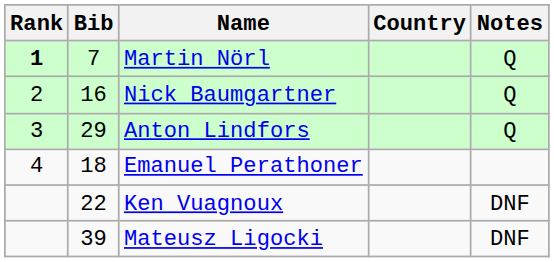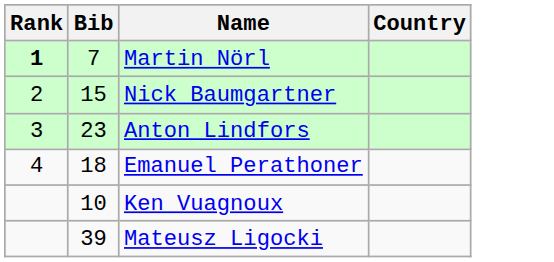- column: (510, 23)
(94, 95) 16 -> (94, 95) 15
(94, 131) 29 -> (94, 131) 23
(94, 203) 22 -> (94, 203) 10
